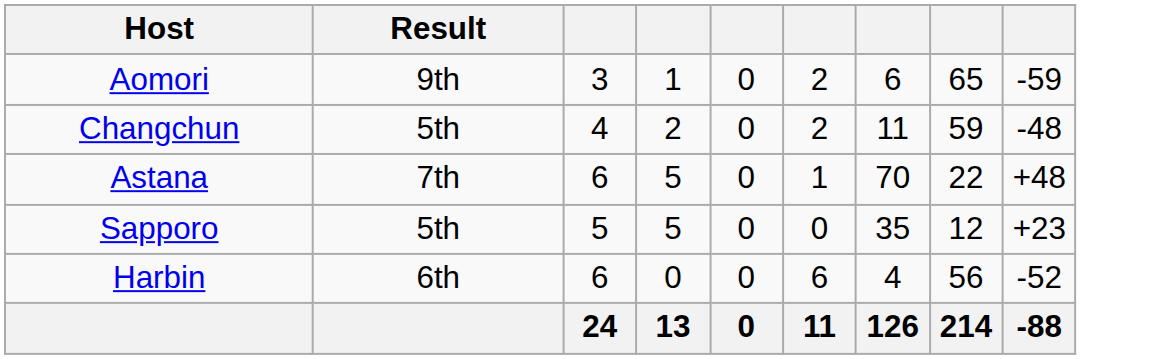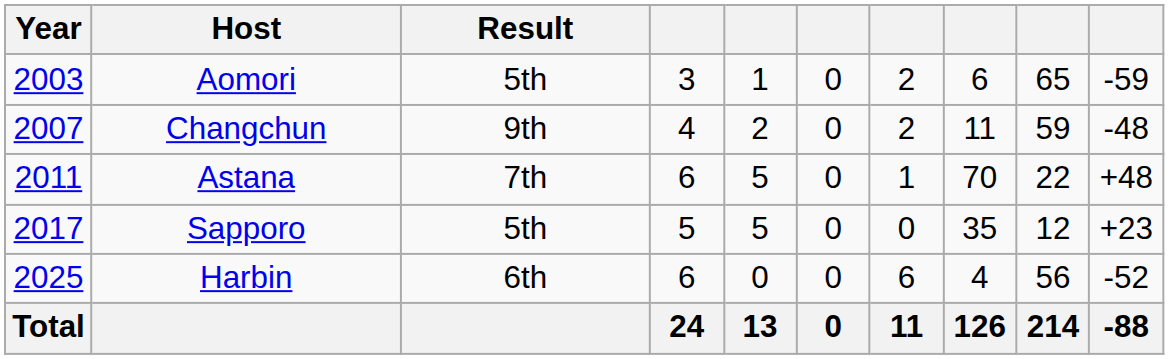+ column: (48, 29)
(438, 79) 9th -> (525, 79) 5th
(438, 128) 5th -> (525, 128) 9th
